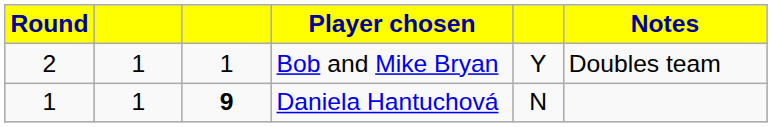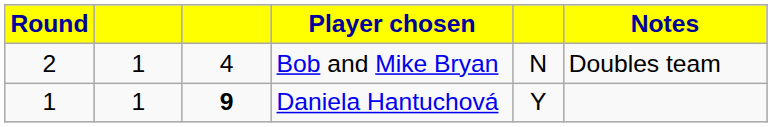(227, 63) 1 -> (227, 63) 4
(538, 63) Y -> (538, 63) N
(538, 102) N -> (538, 102) Y
